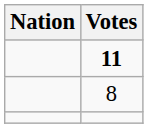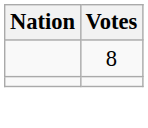- row: (111, 58)
